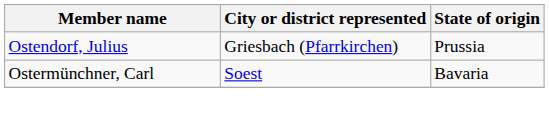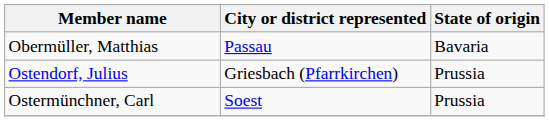+ row: (83, 45)
(461, 73) Bavaria -> (460, 101) Prussia
